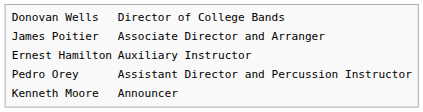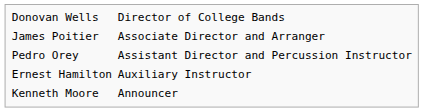rows swapped: (45, 75) <-> (62, 56)
